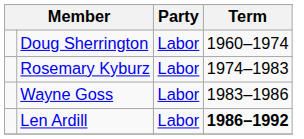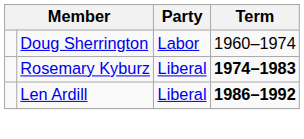(178, 69) Labor -> (182, 69) Liberal
(248, 69) normal -> (255, 69) bold
- row: (67, 95)
(178, 120) Labor -> (182, 95) Liberal
